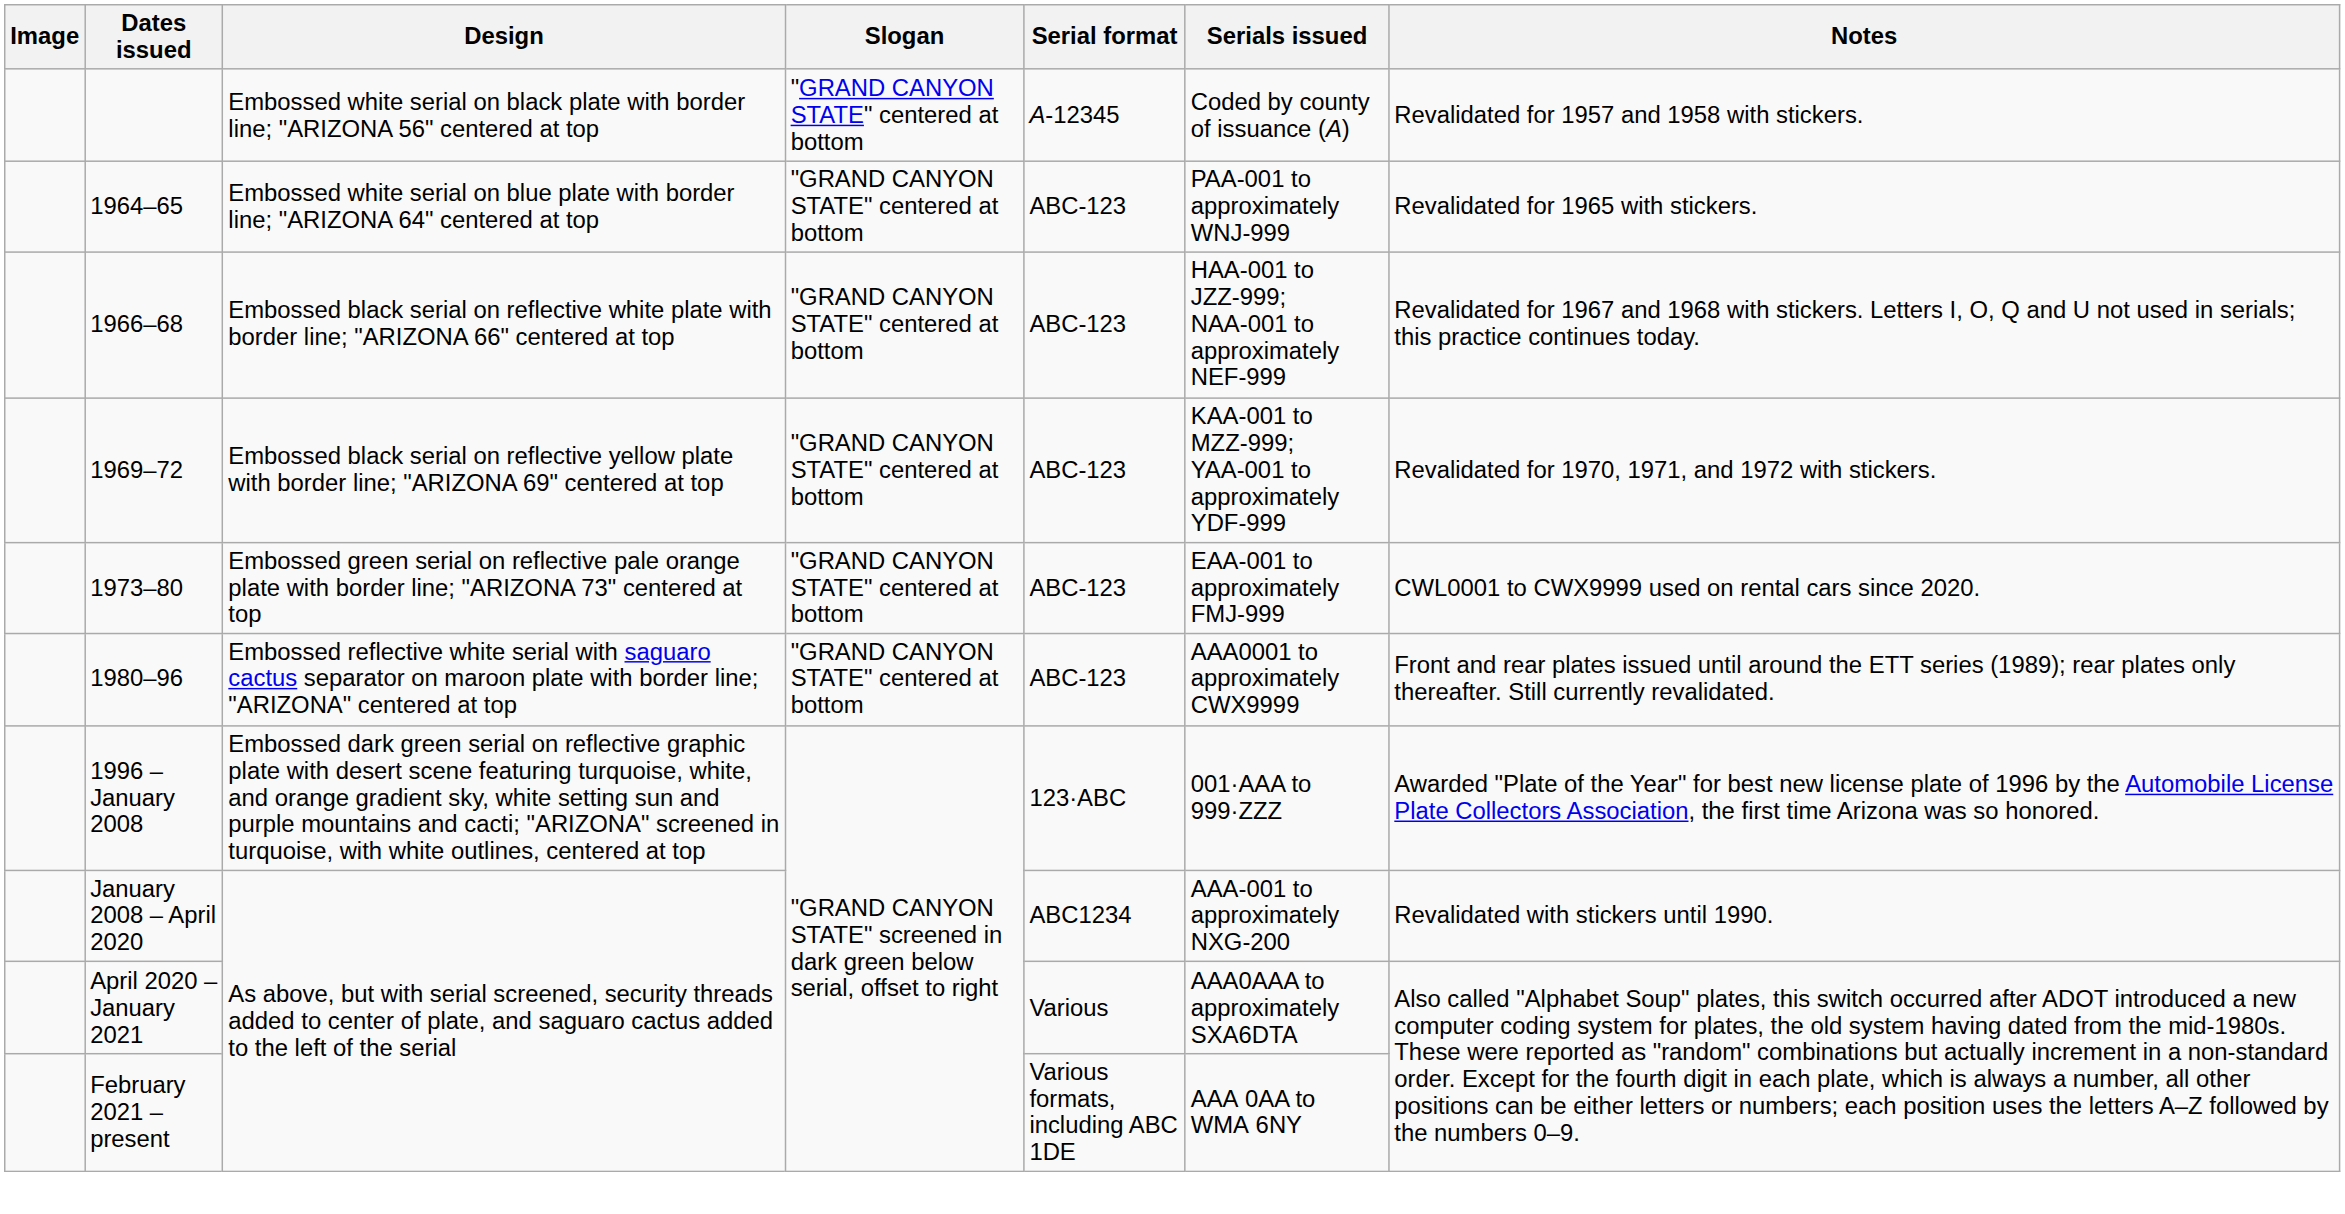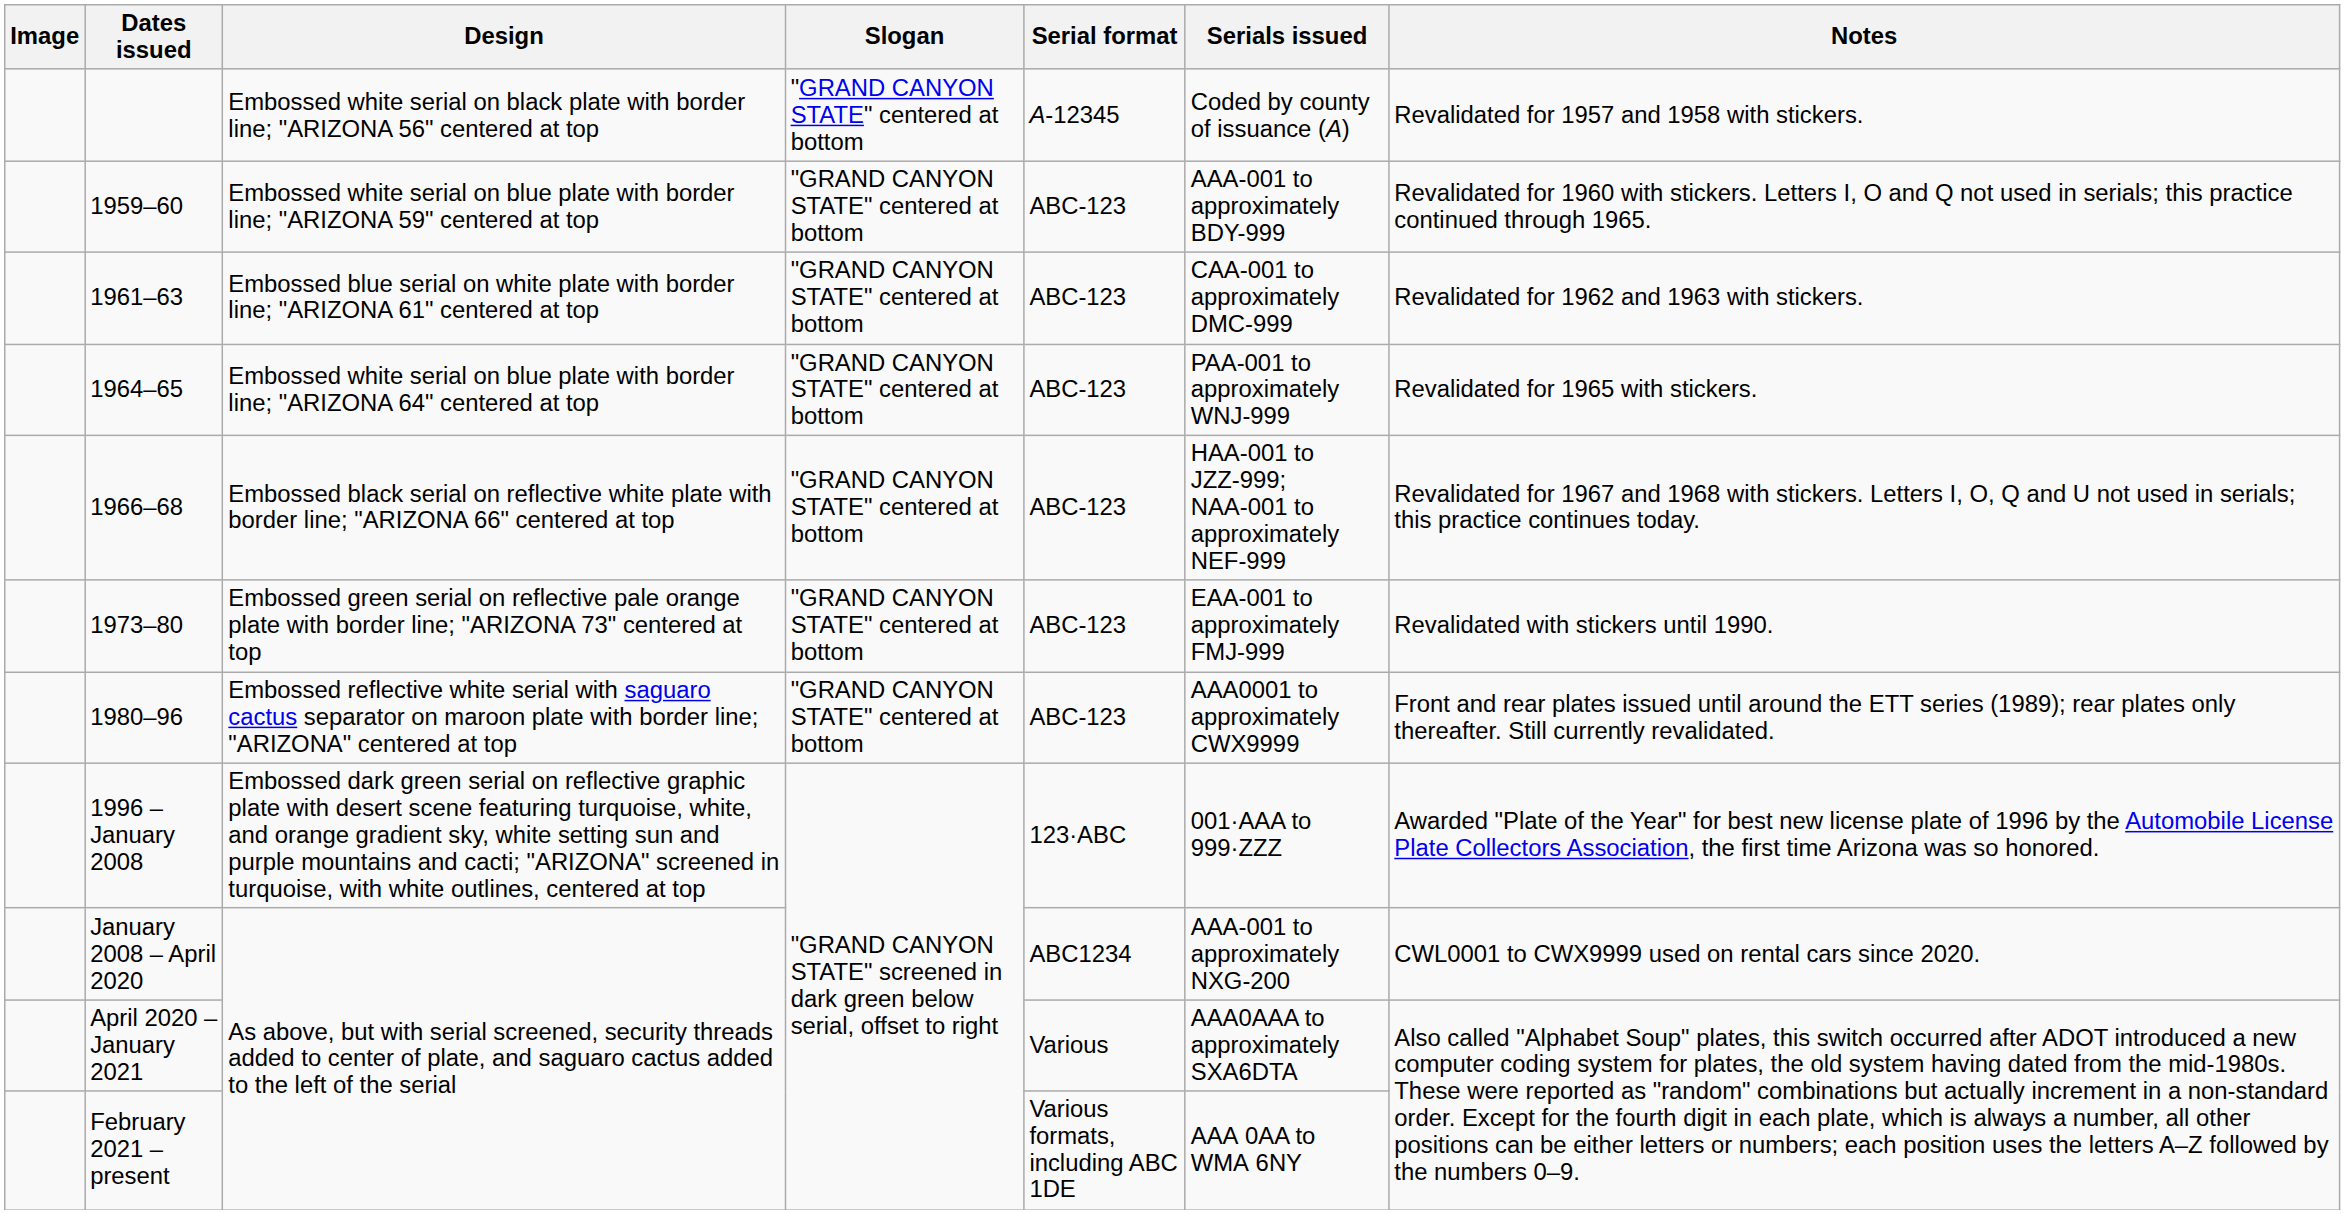+ row: (137, 206)
+ row: (137, 297)
- row: (137, 469)
(1687, 587) CWL0001 to CWX9999 used on rental cars since 2020. -> (1584, 625) Revalidated with stickers until 1990.
(1584, 915) Revalidated with stickers until 1990. -> (1687, 953) CWL0001 to CWX9999 used on rental cars since 2020.
